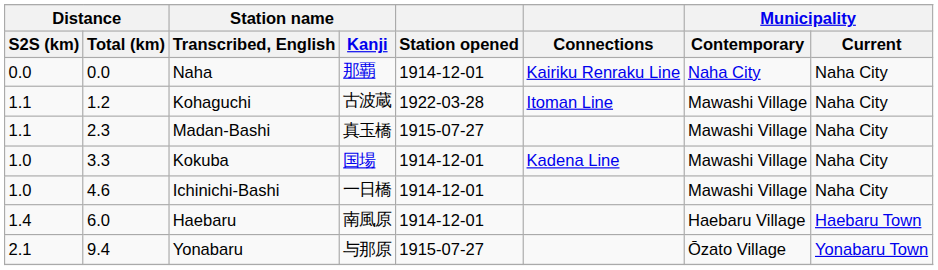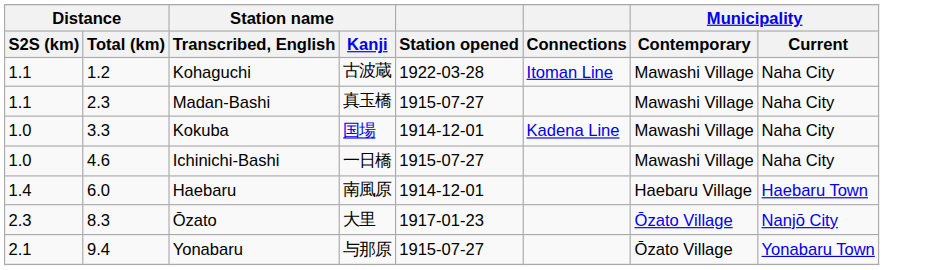- row: (192, 72)
(442, 191) 1914-12-01 -> (442, 161) 1915-07-27
+ row: (195, 220)
